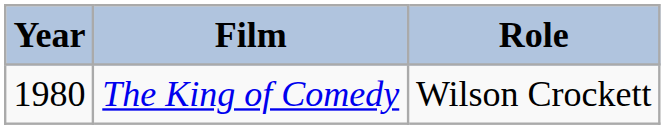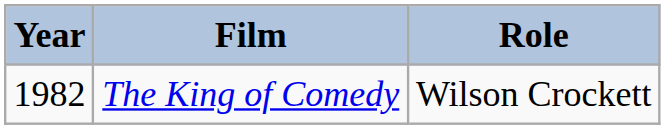(50, 93) 1980 -> (50, 93) 1982
